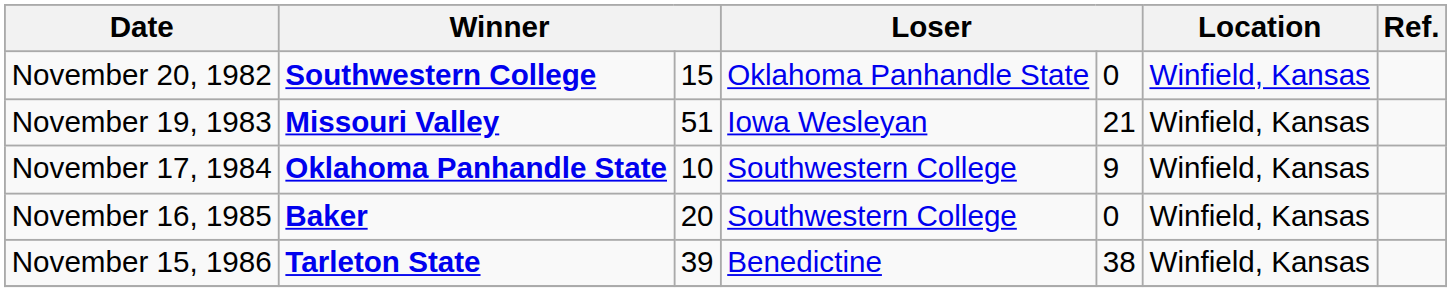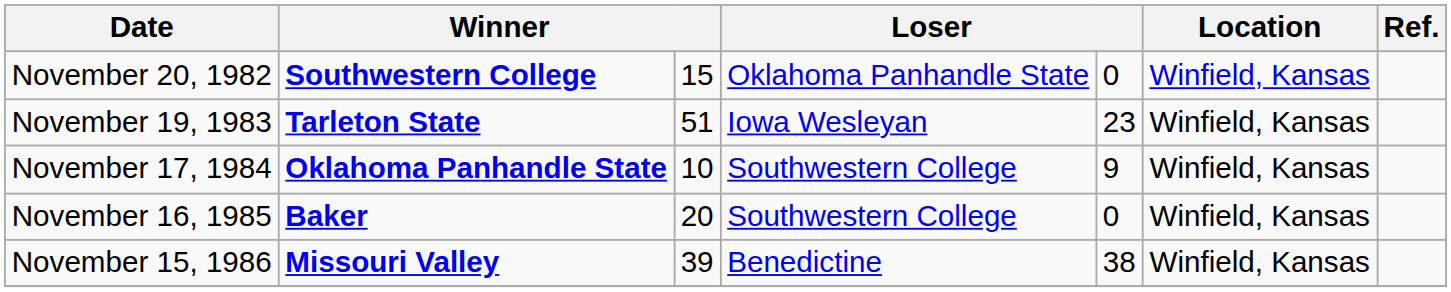(392, 121) Missouri Valley -> (383, 121) Tarleton State
(1119, 121) 21 -> (1119, 121) 23
(383, 262) Tarleton State -> (392, 262) Missouri Valley
